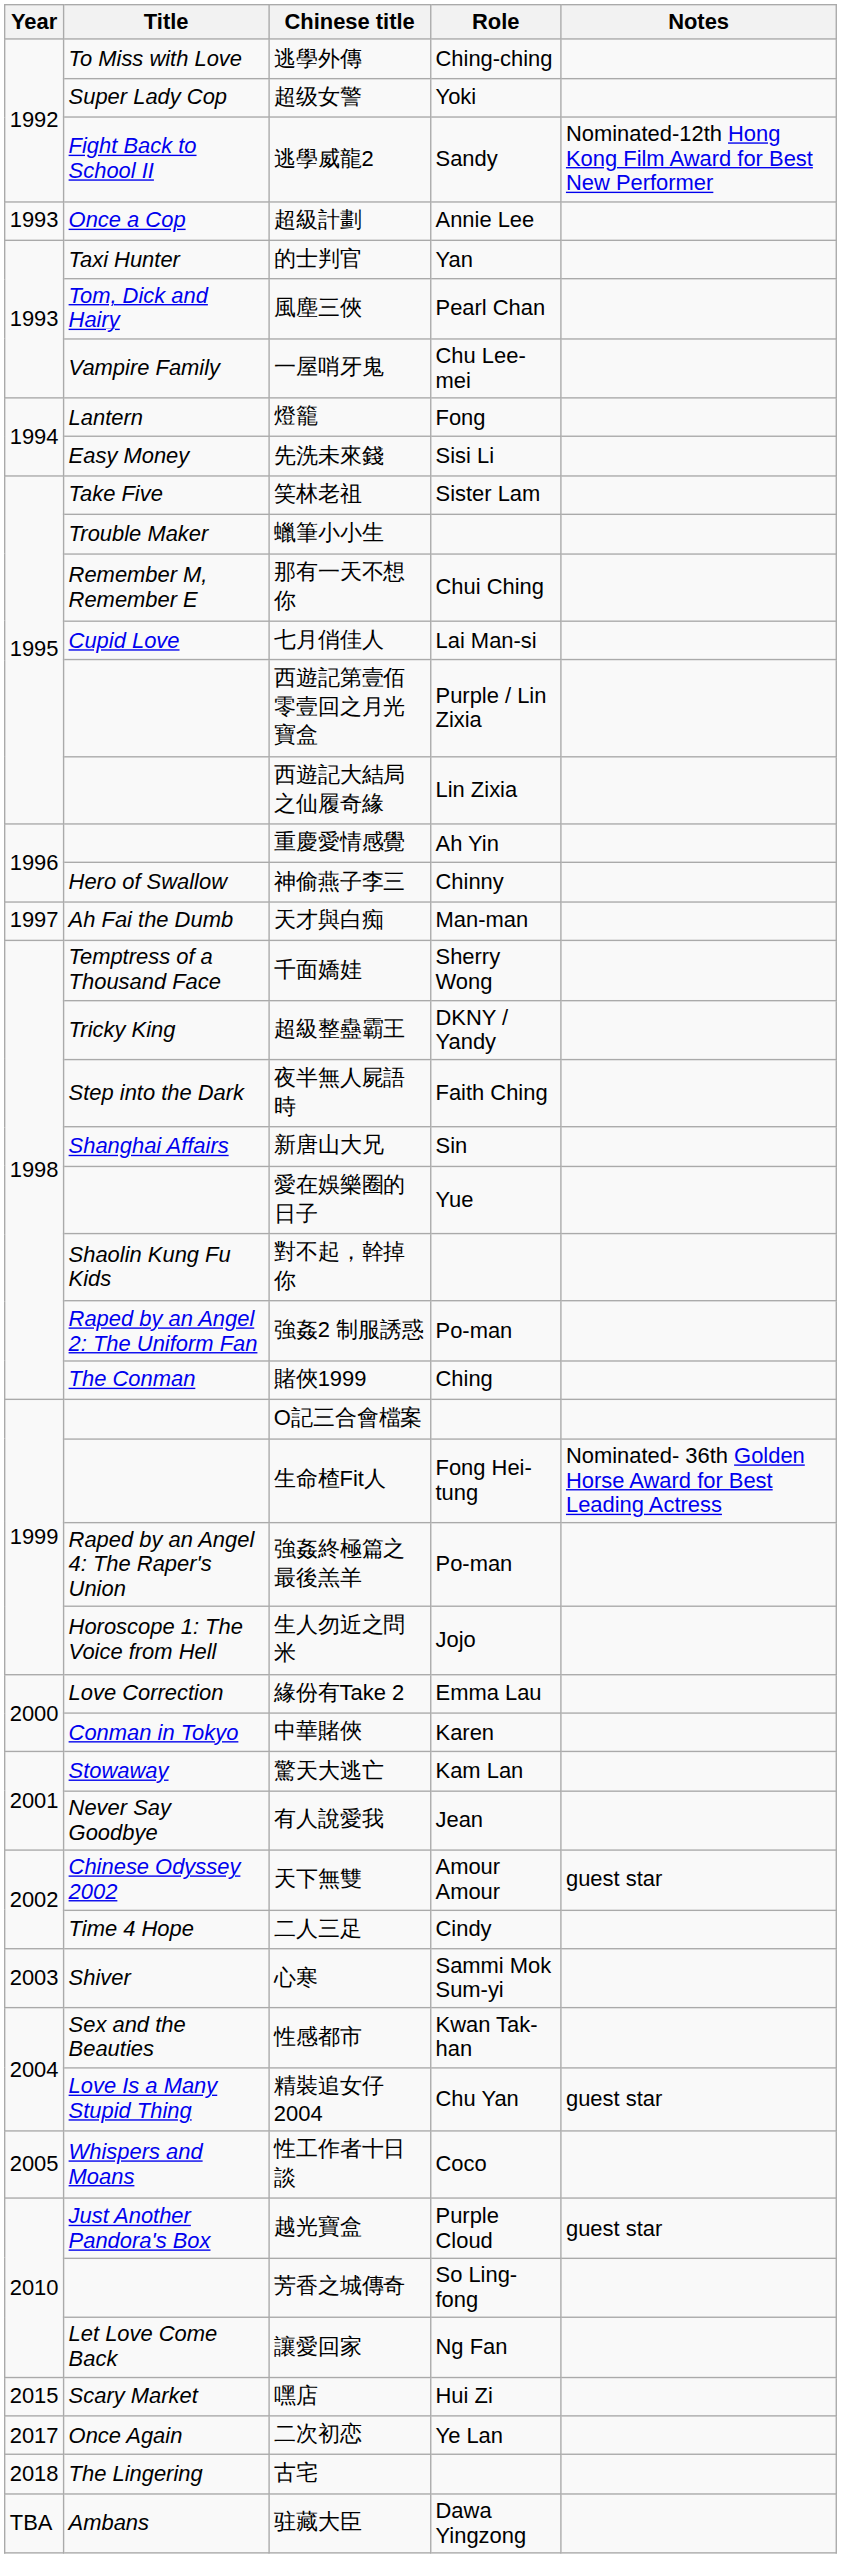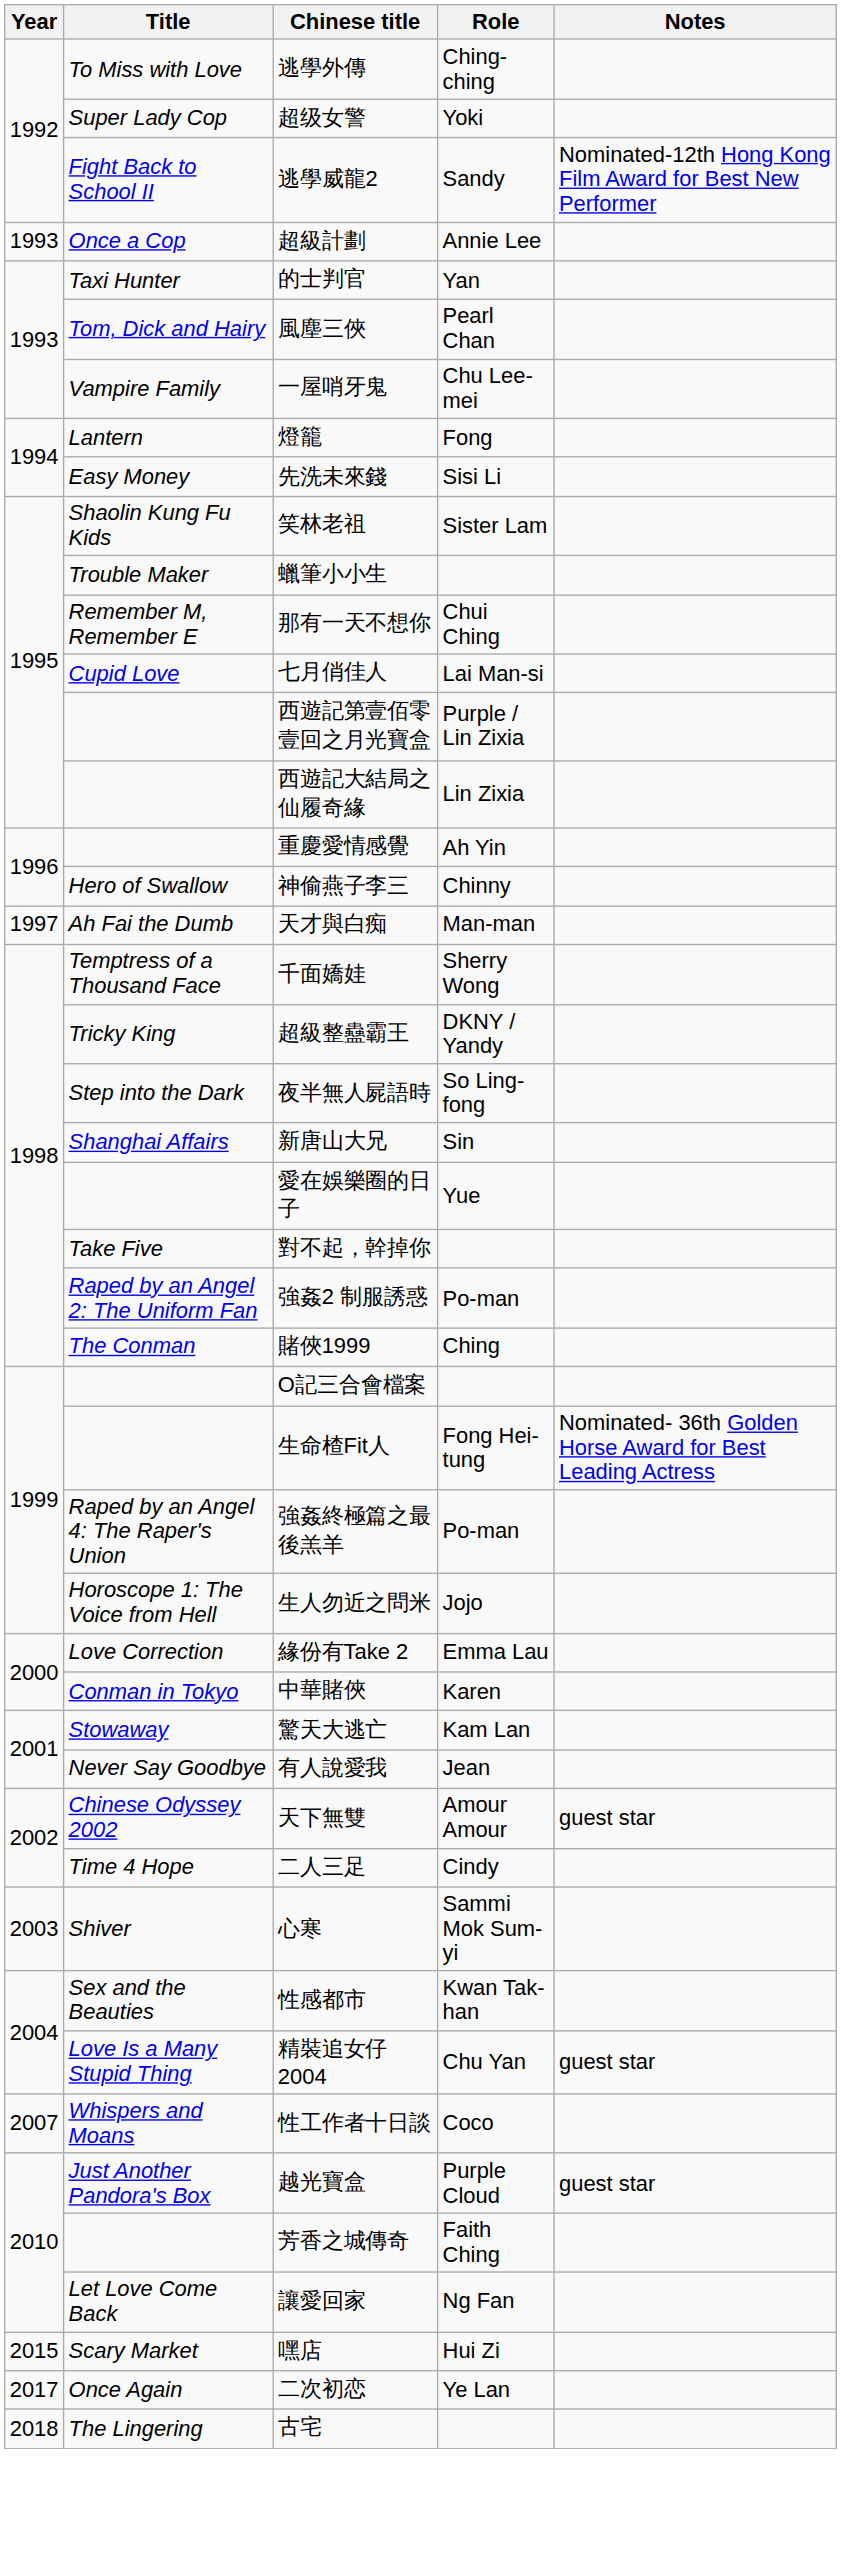(116, 494) Take Five -> (150, 525) Shaolin Kung Fu Kids
(492, 1093) Faith Ching -> (483, 1093) So Ling-fong
(150, 1267) Shaolin Kung Fu Kids -> (116, 1248) Take Five
(34, 2164) 2005 -> (34, 2123) 2007
(476, 2287) So Ling-fong -> (471, 2242) Faith Ching
- row: (318, 2522)
